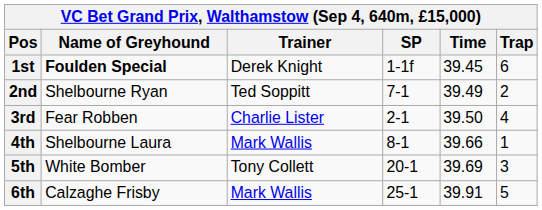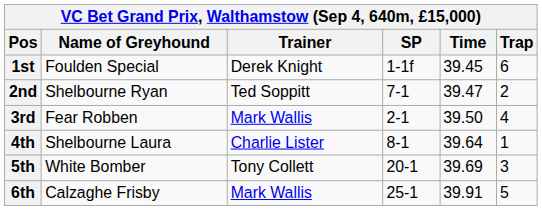(106, 67) bold -> (102, 67) normal
(463, 92) 39.49 -> (463, 92) 39.47
(277, 117) Charlie Lister -> (271, 117) Mark Wallis
(271, 142) Mark Wallis -> (277, 142) Charlie Lister
(463, 142) 39.66 -> (463, 142) 39.64
